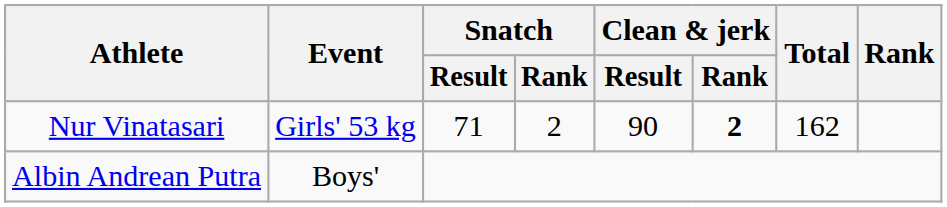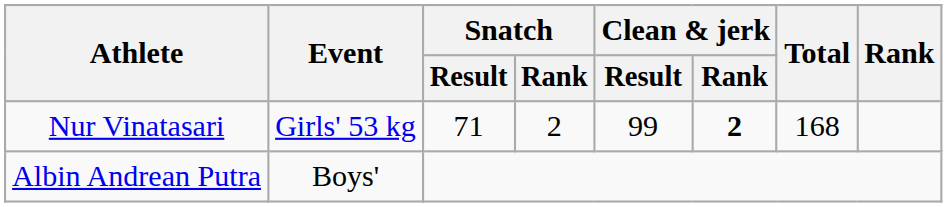(643, 126) 90 -> (643, 126) 99
(817, 126) 162 -> (817, 126) 168
